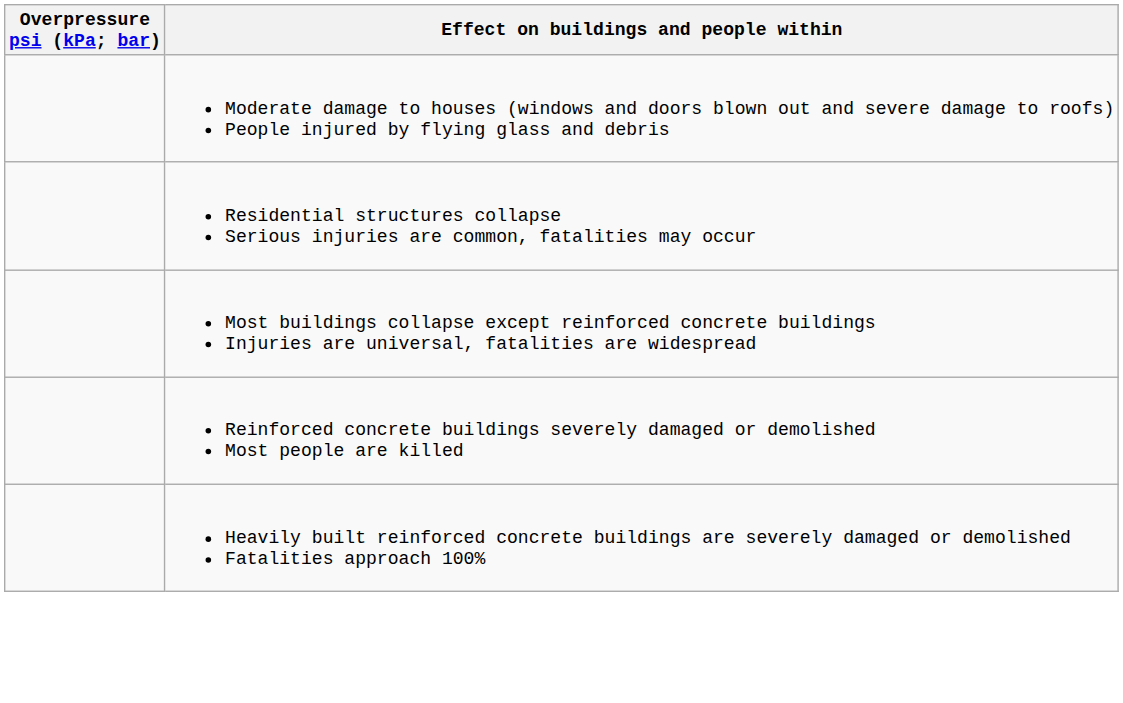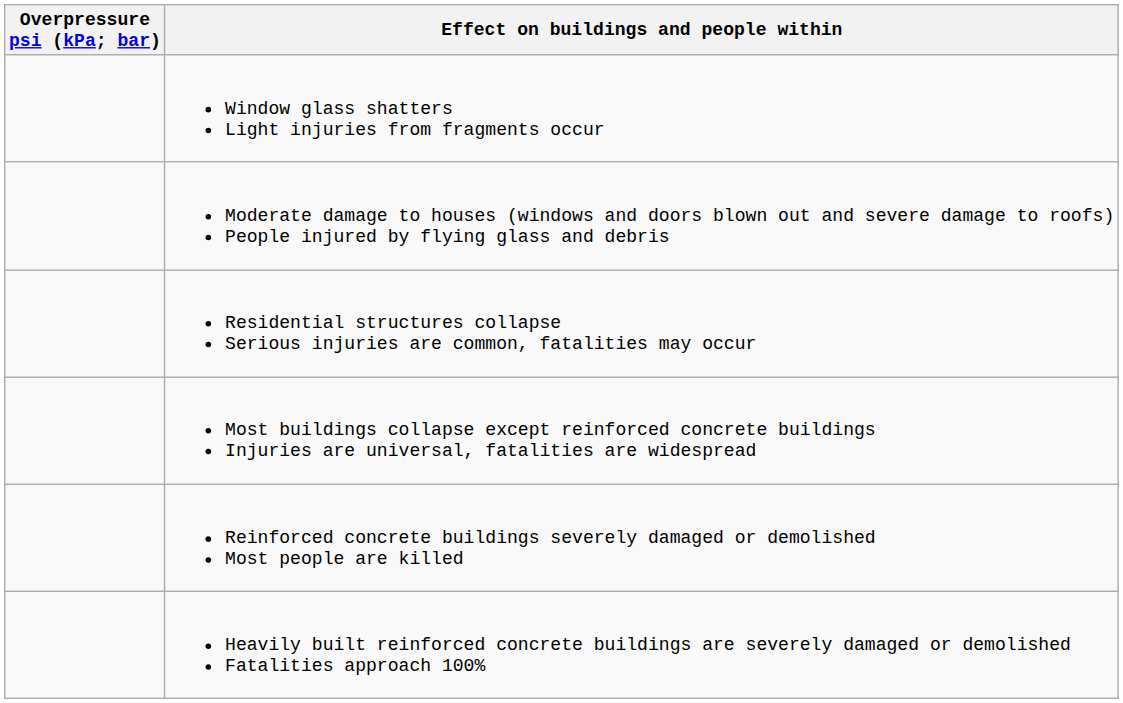+ row: (642, 119)
